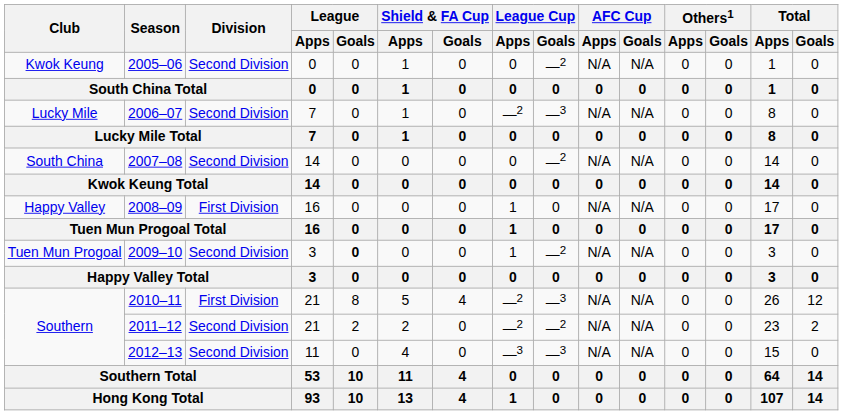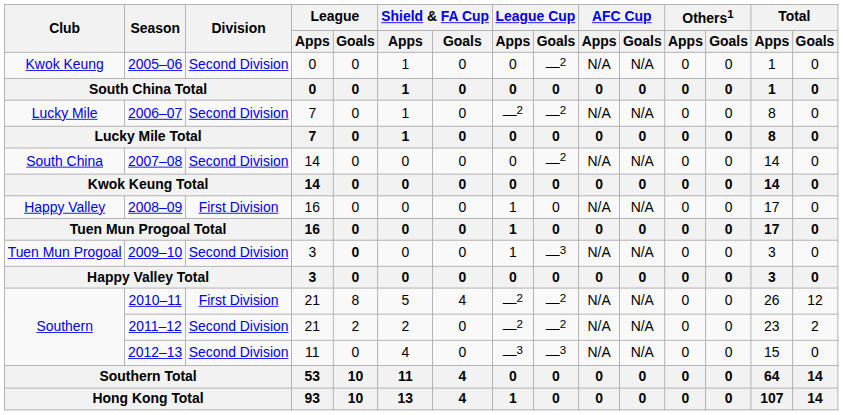(556, 113) —3 -> (556, 113) —2
(556, 253) —2 -> (556, 253) —3
(556, 301) —3 -> (556, 301) —2
